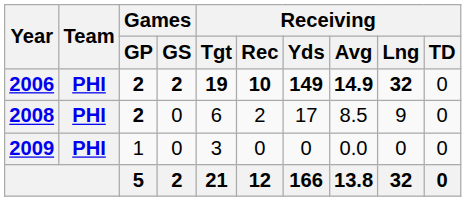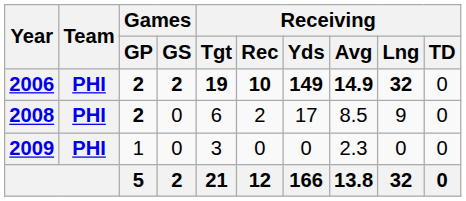(354, 148) 0.0 -> (354, 148) 2.3
